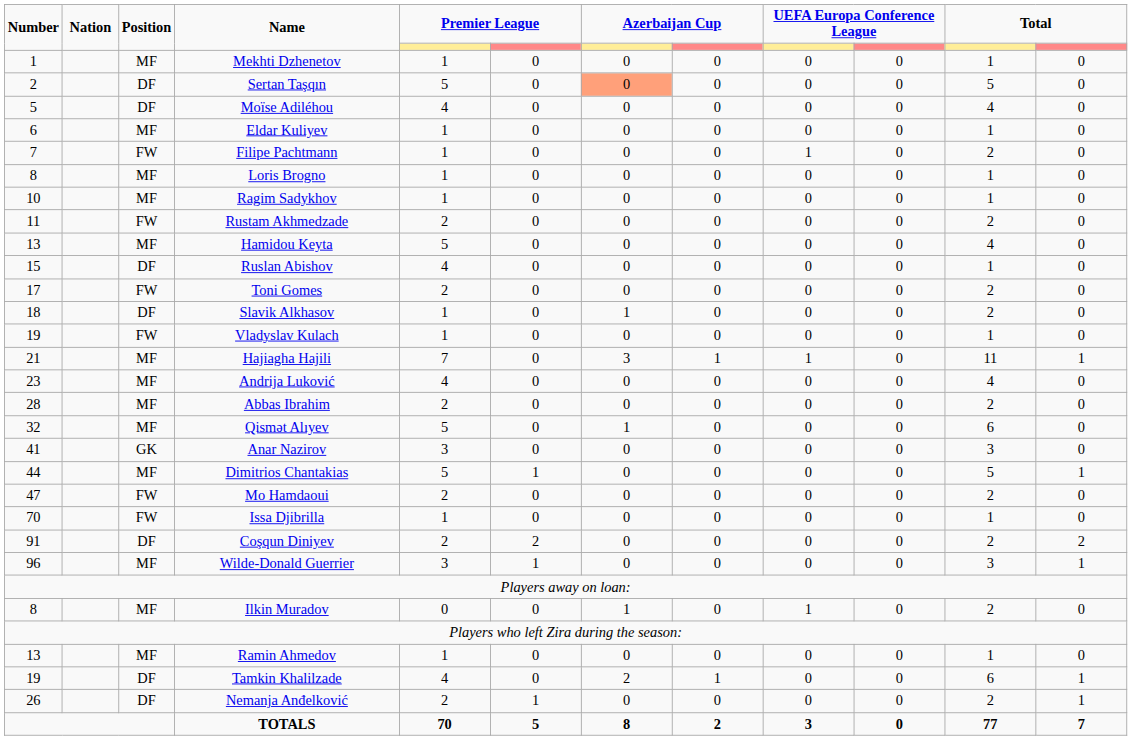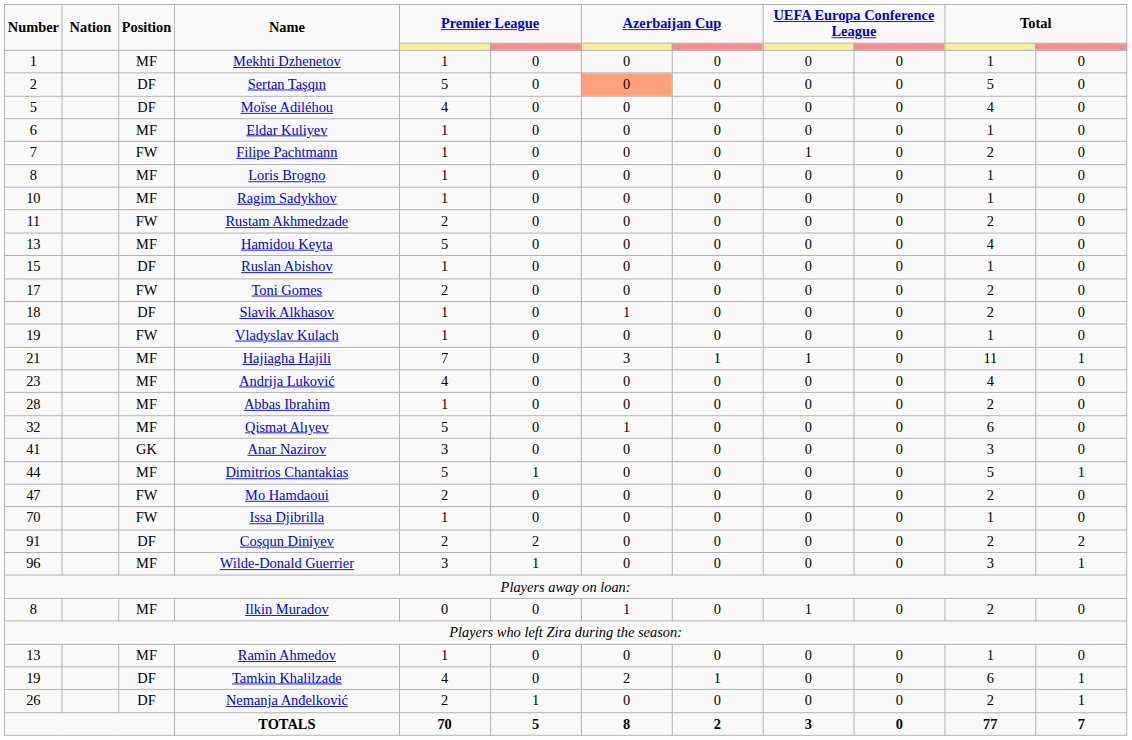(445, 267) 4 -> (445, 267) 1
(445, 404) 2 -> (445, 404) 1
